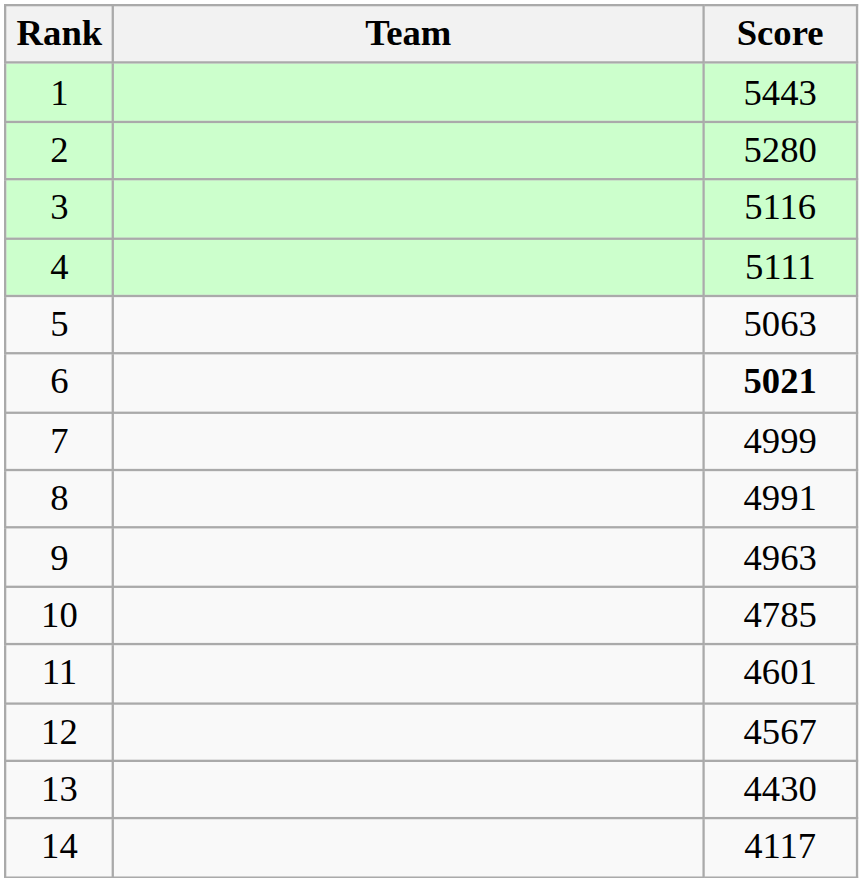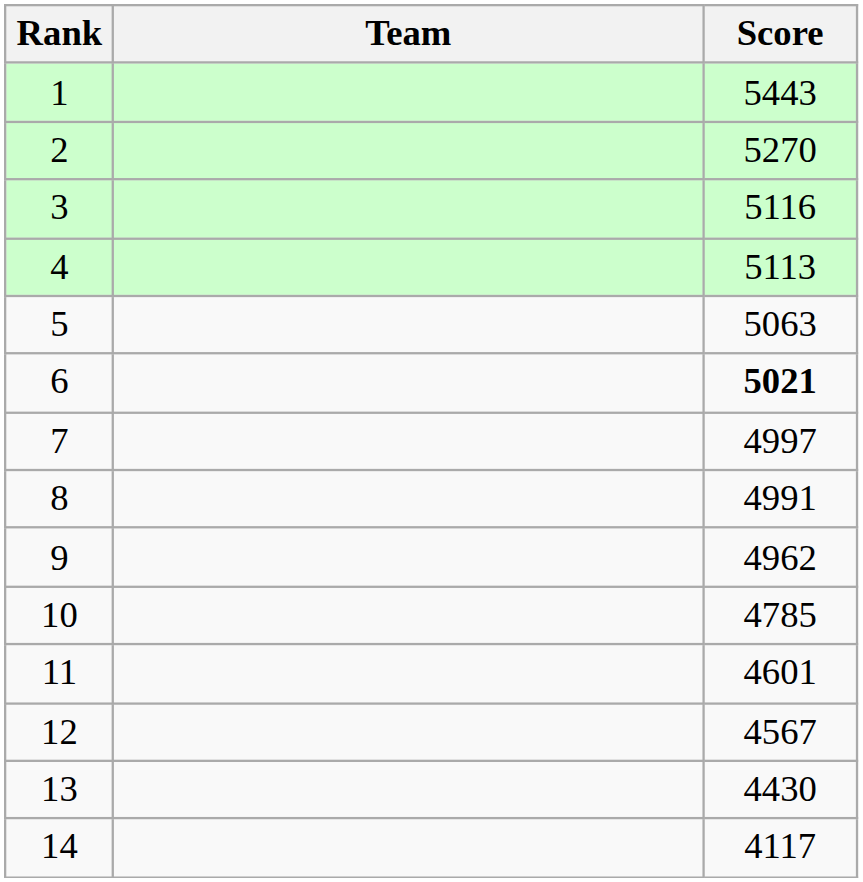(780, 149) 5280 -> (780, 149) 5270
(780, 265) 5111 -> (780, 265) 5113
(780, 440) 4999 -> (780, 440) 4997
(780, 556) 4963 -> (780, 556) 4962
